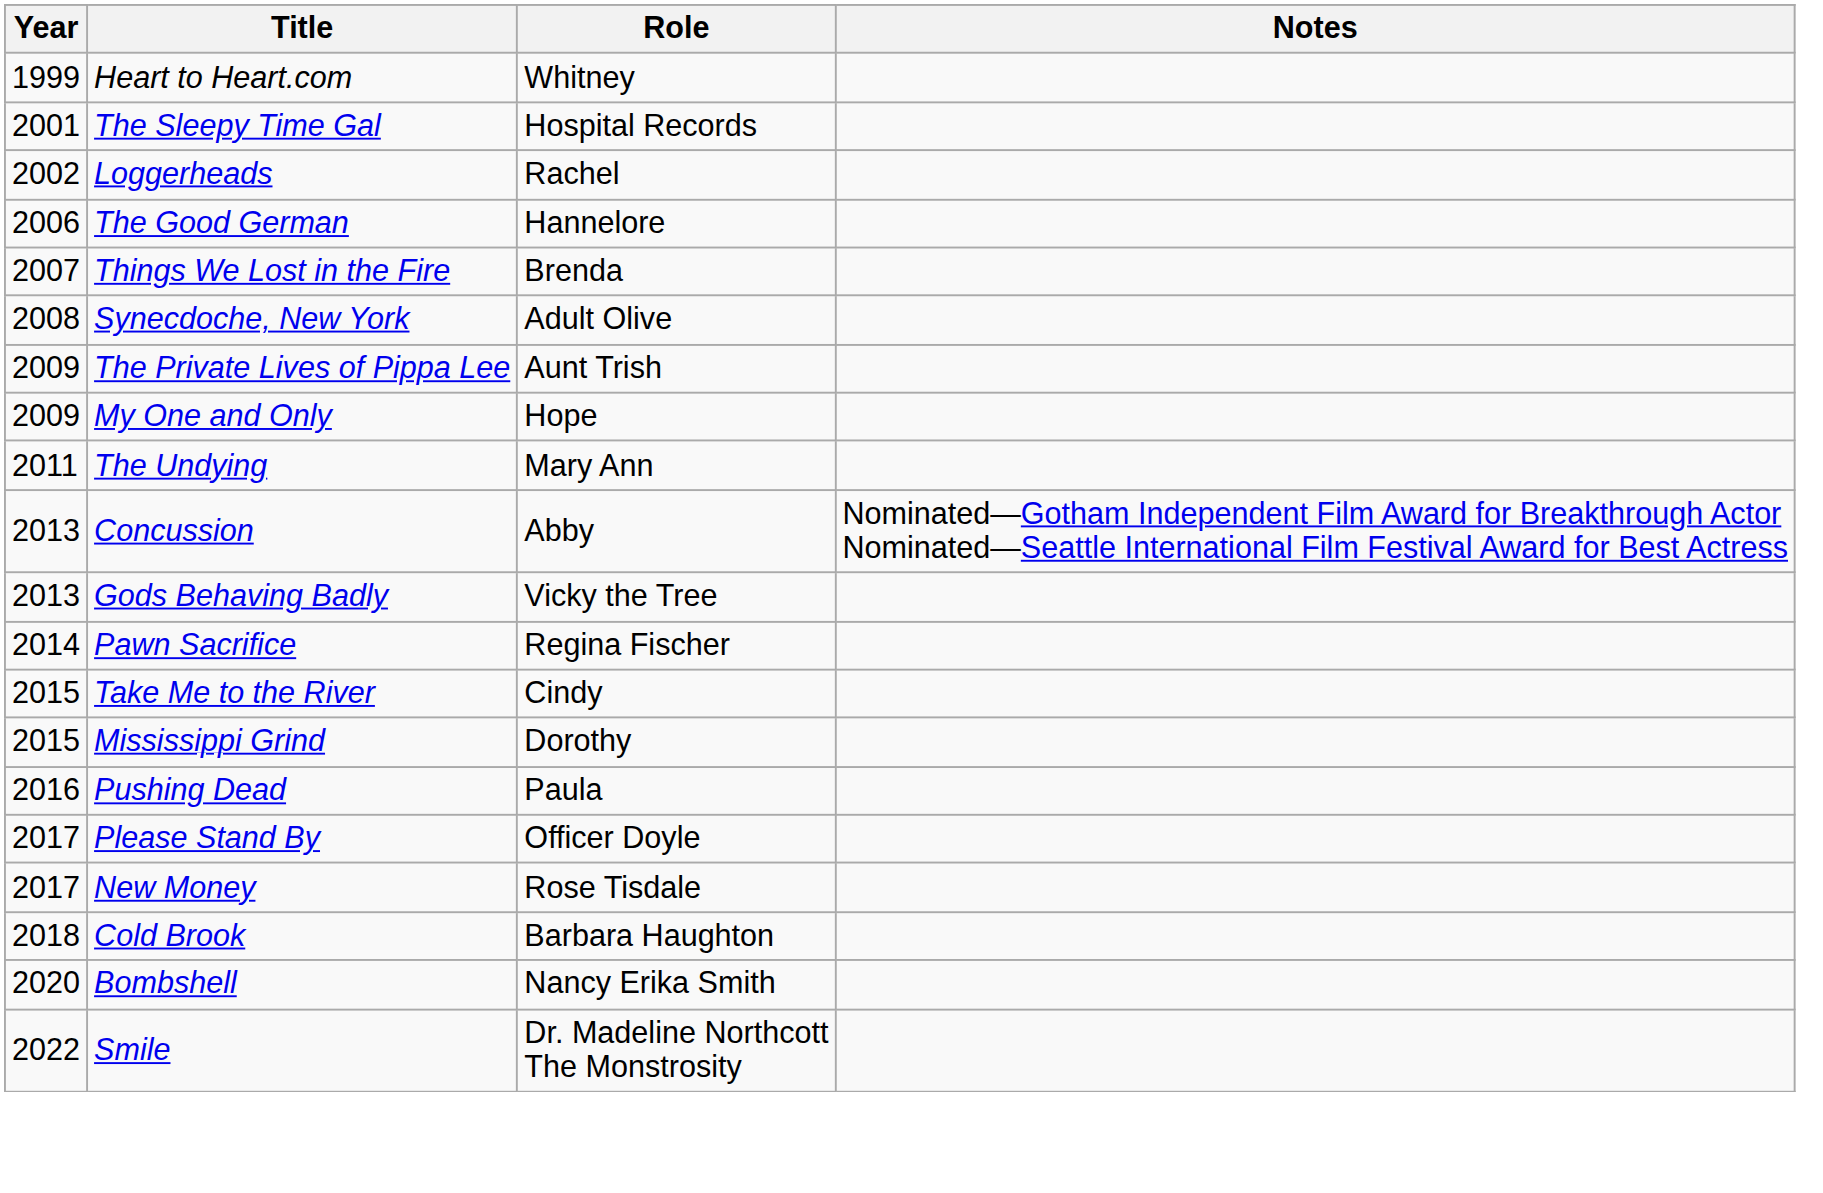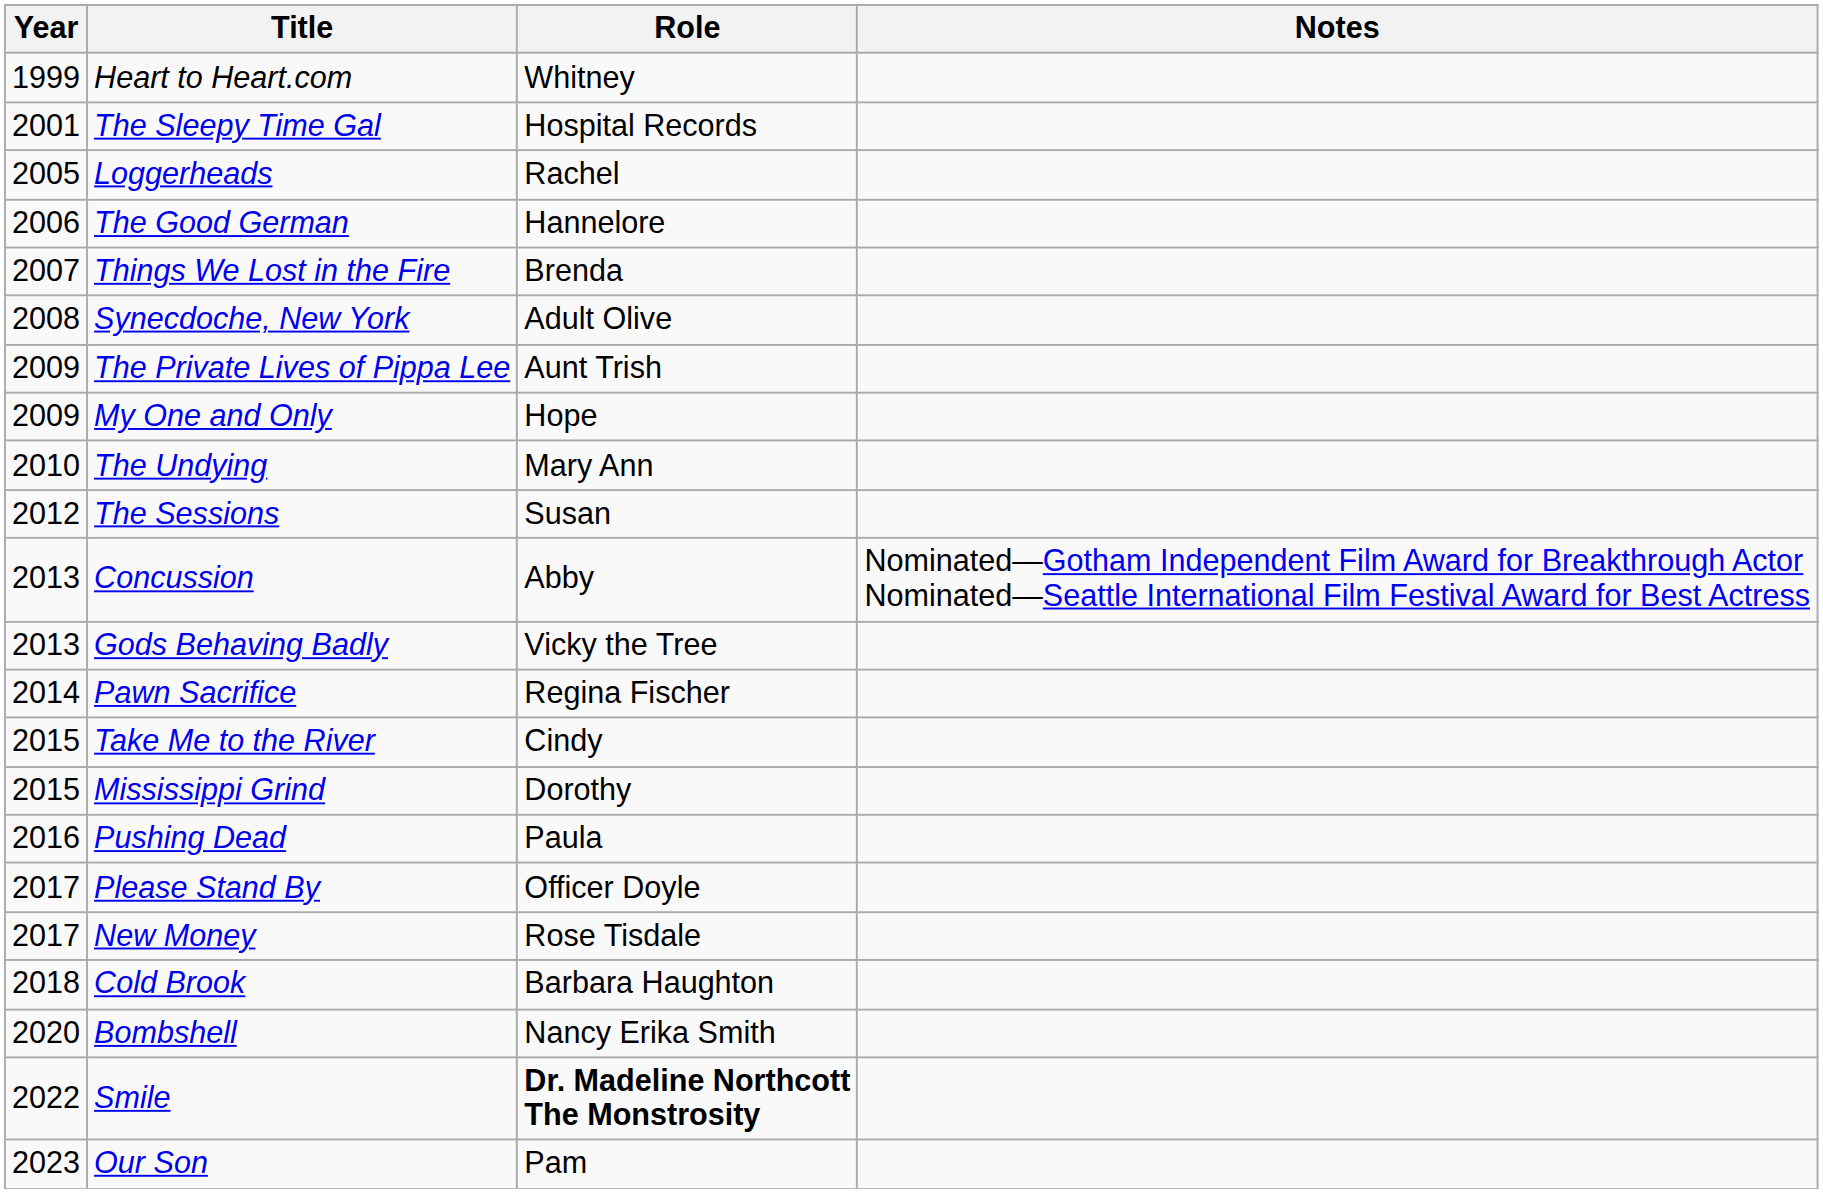(46, 174) 2002 -> (46, 174) 2005
(45, 464) 2011 -> (46, 464) 2010
+ row: (187, 513)
(676, 1049) normal -> (687, 1098) bold
+ row: (151, 1163)
